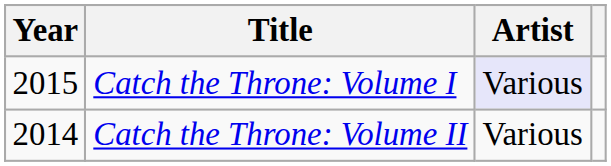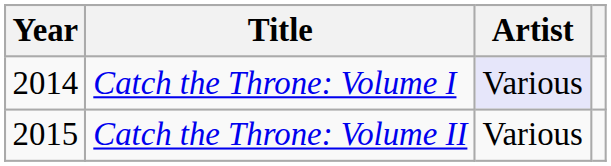(45, 82) 2015 -> (45, 82) 2014
(45, 134) 2014 -> (45, 134) 2015
